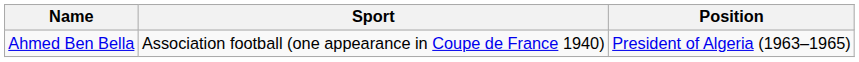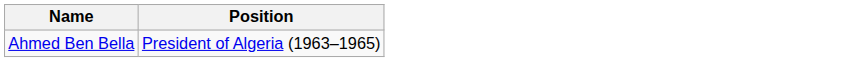- column: (373, 17)
